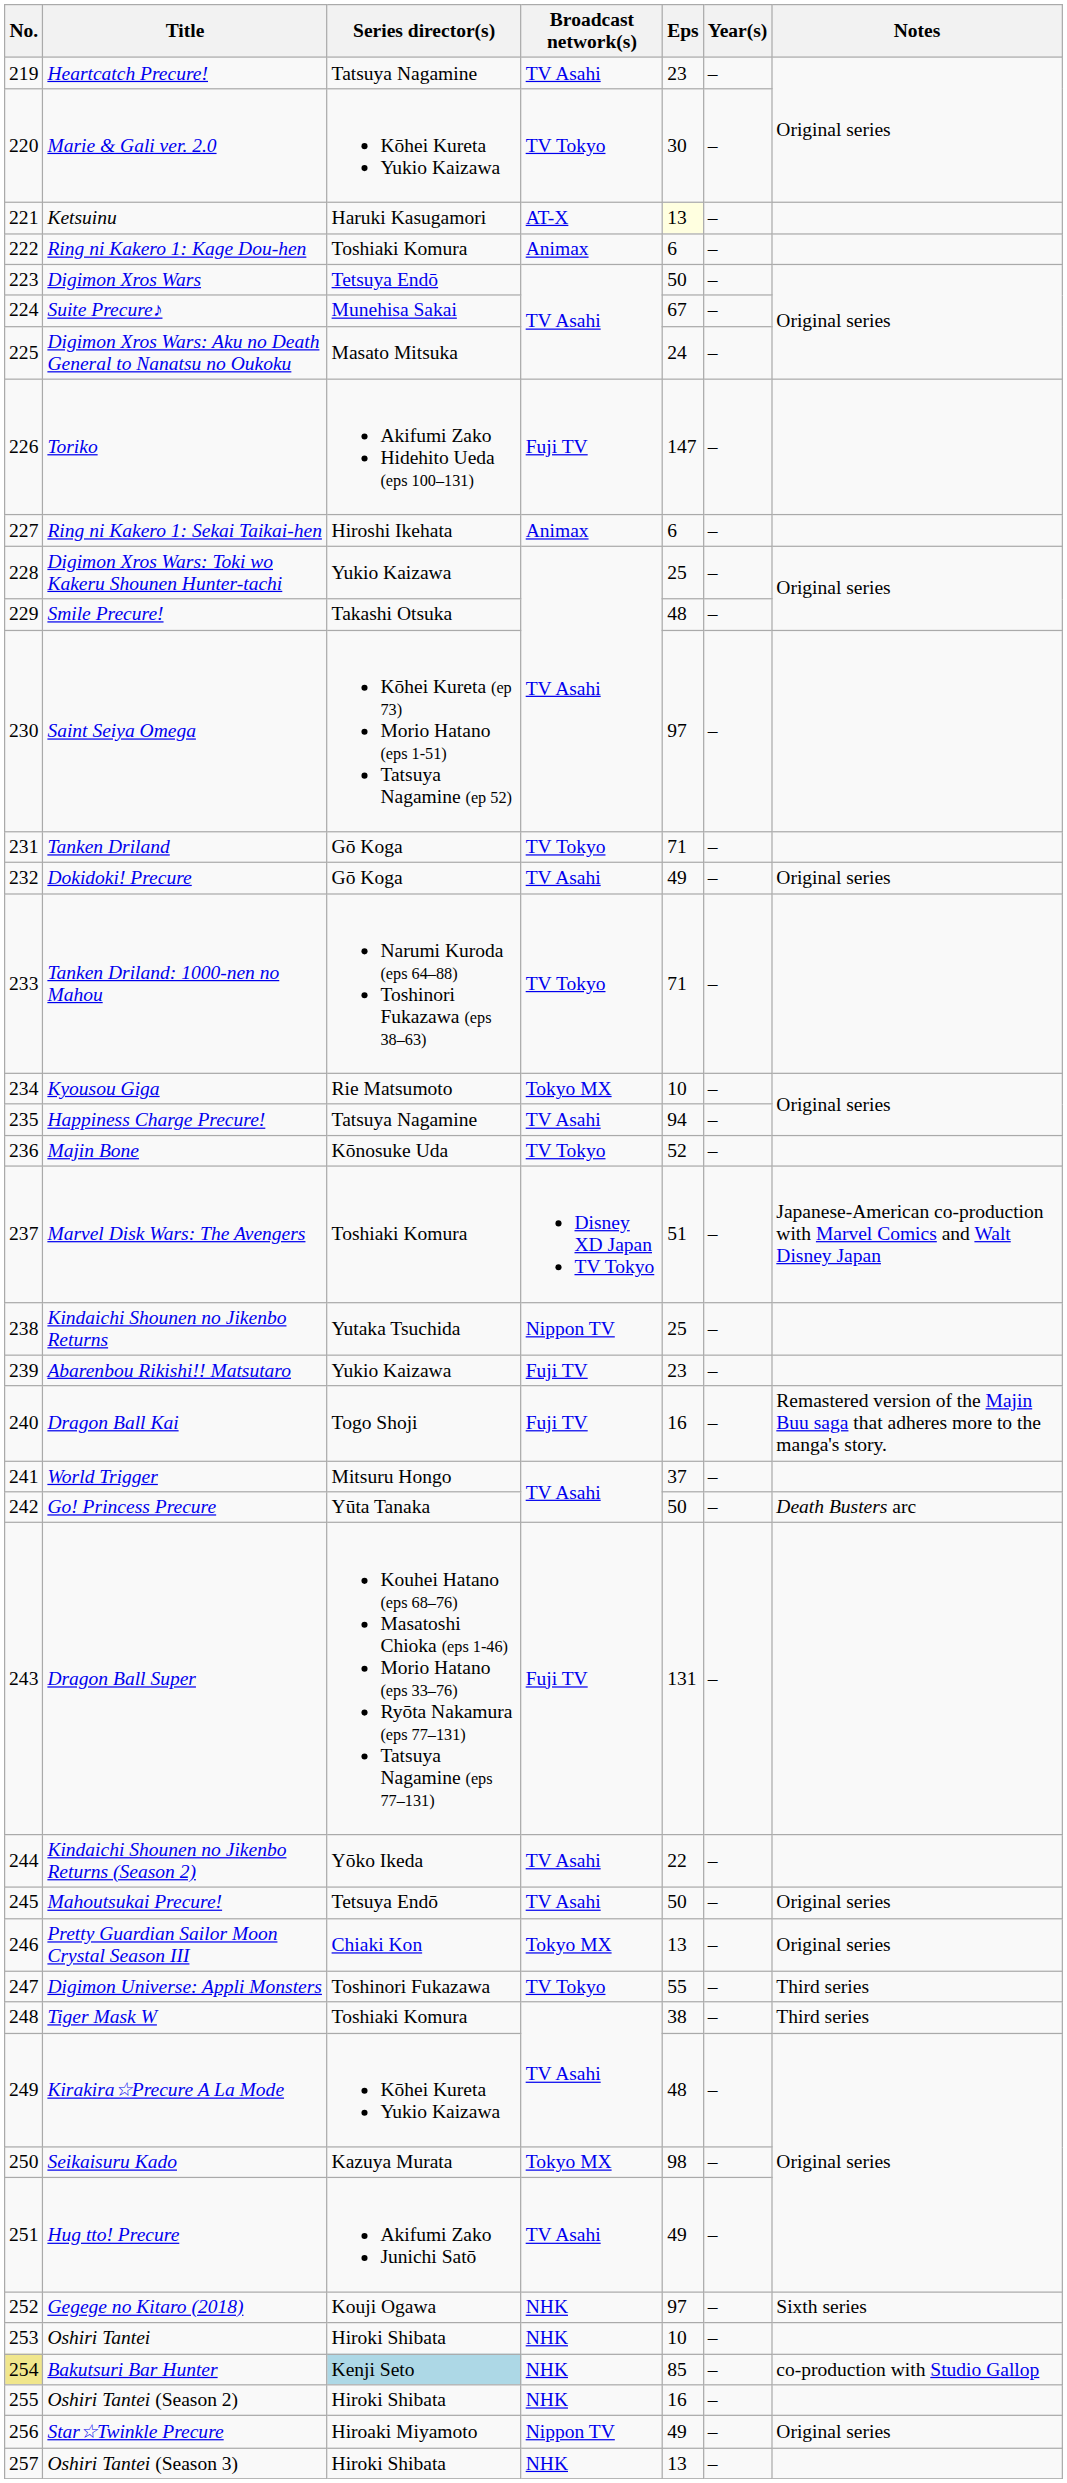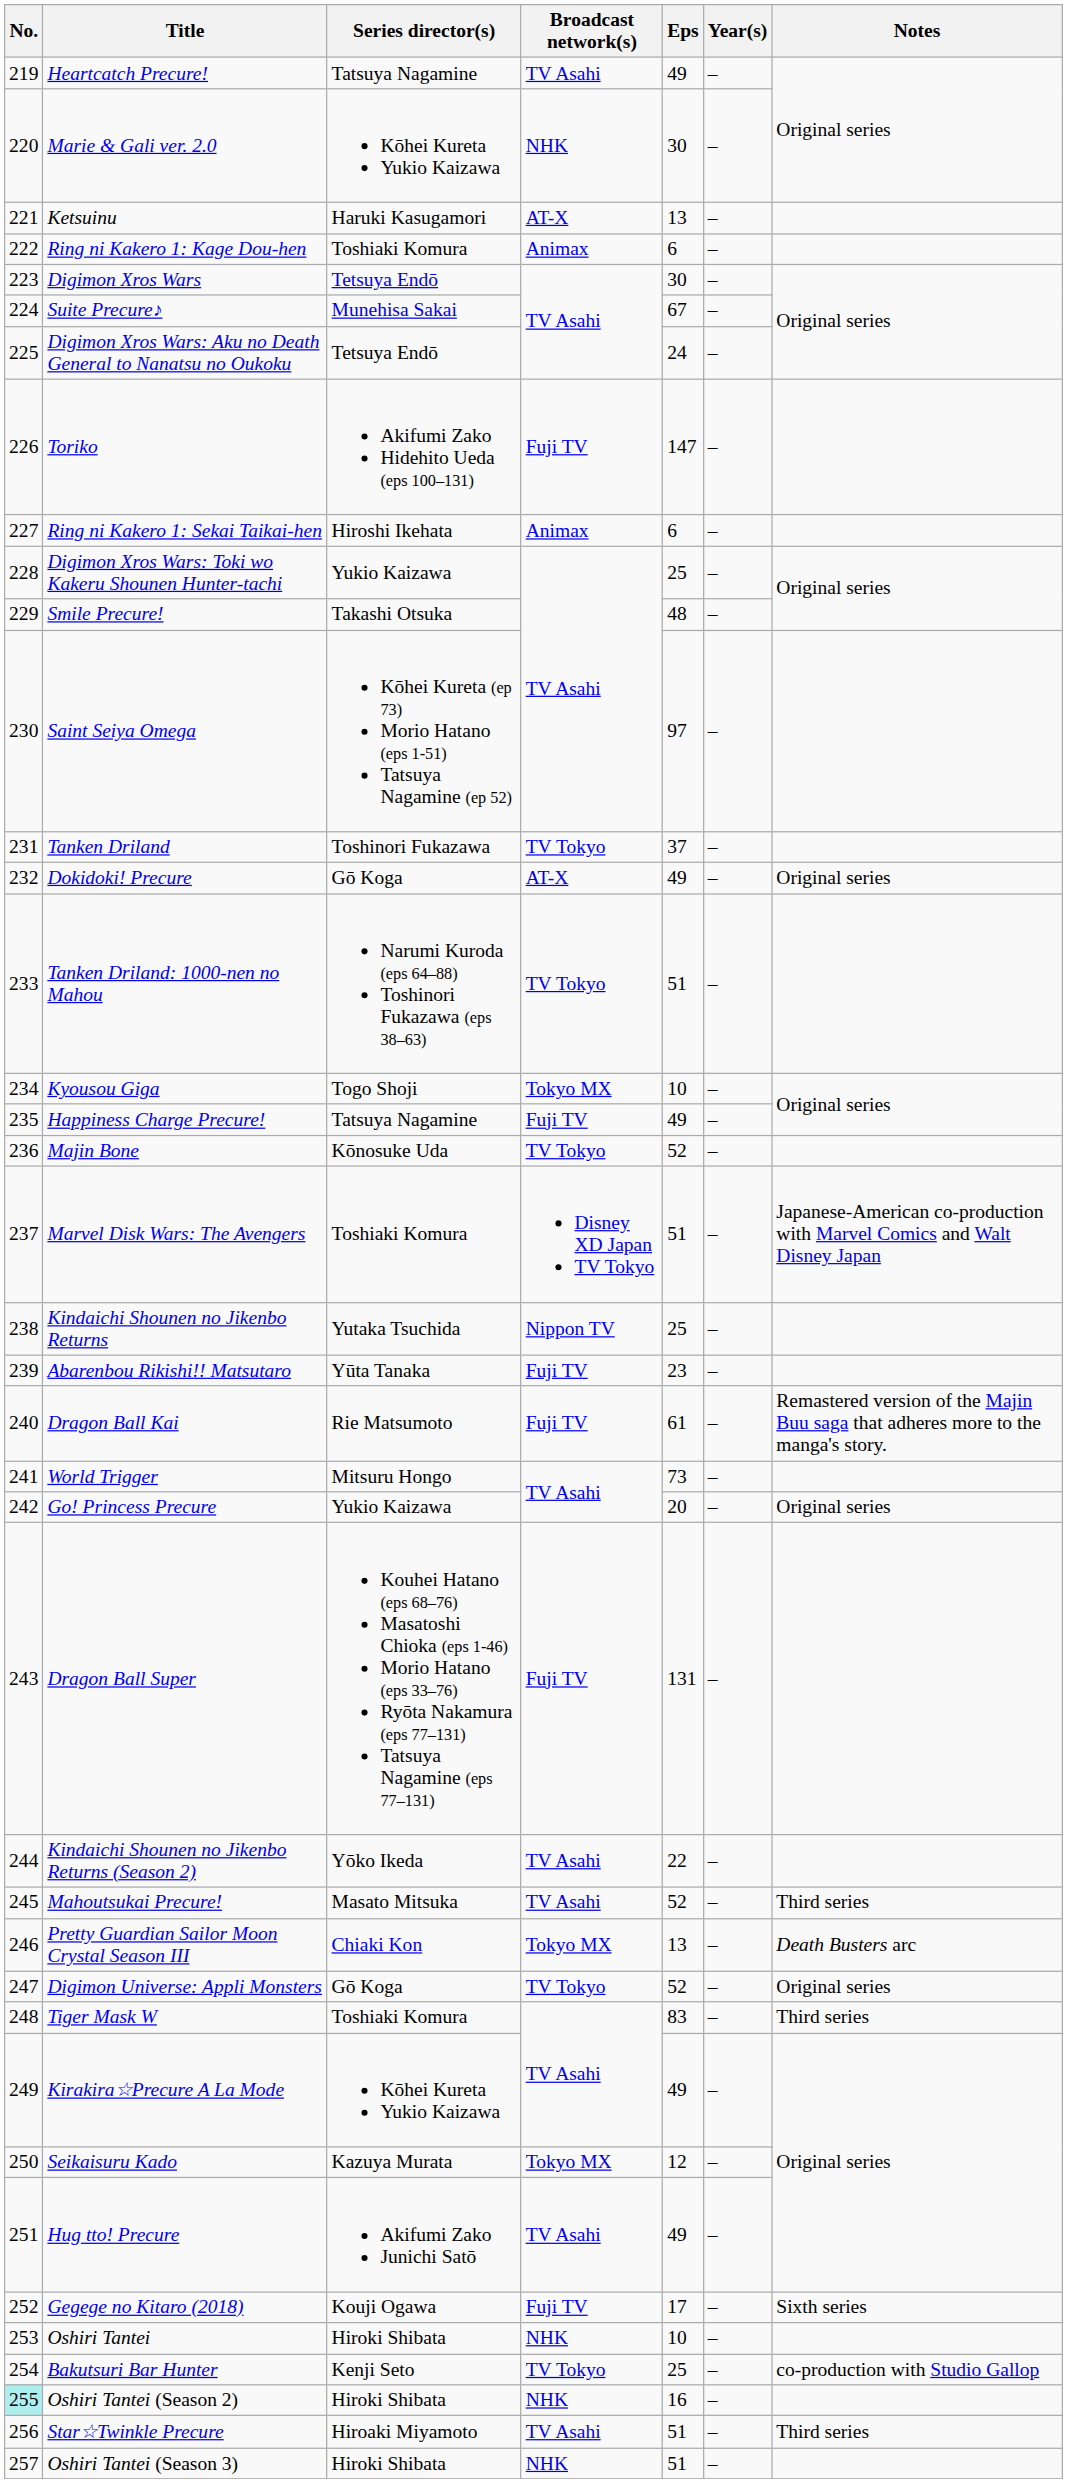(677, 72) 23 -> (677, 72) 49
(566, 145) TV Tokyo -> (547, 145) NHK
(677, 217) lightyellow background -> (677, 217) no background
(677, 279) 50 -> (677, 279) 30
(395, 352) Masato Mitsuka -> (385, 352) Tetsuya Endō
(367, 846) Gō Koga -> (411, 846) Toshinori Fukazawa
(677, 846) 71 -> (677, 846) 37
(563, 877) TV Asahi -> (547, 877) AT-X
(677, 983) 71 -> (677, 983) 51
(392, 1088) Rie Matsumoto -> (375, 1088) Togo Shoji
(563, 1119) TV Asahi -> (557, 1119) Fuji TV
(677, 1119) 94 -> (677, 1119) 49
(391, 1370) Yukio Kaizawa -> (381, 1370) Yūta Tanaka
(375, 1423) Togo Shoji -> (392, 1423) Rie Matsumoto
(677, 1423) 16 -> (677, 1423) 61
(677, 1476) 37 -> (677, 1476) 73
(381, 1507) Yūta Tanaka -> (391, 1507) Yukio Kaizawa
(677, 1507) 50 -> (677, 1507) 20
(846, 1507) Death Busters arc -> (834, 1507) Original series
(385, 1902) Tetsuya Endō -> (395, 1902) Masato Mitsuka
(677, 1902) 50 -> (677, 1902) 52
(834, 1902) Original series -> (823, 1902) Third series
(834, 1944) Original series -> (846, 1944) Death Busters arc
(411, 1986) Toshinori Fukazawa -> (367, 1986) Gō Koga
(677, 1986) 55 -> (677, 1986) 52
(823, 1986) Third series -> (834, 1986) Original series
(677, 2017) 38 -> (677, 2017) 83
(677, 2089) 48 -> (677, 2089) 49
(677, 2162) 98 -> (677, 2162) 12
(547, 2307) NHK -> (557, 2307) Fuji TV
(677, 2307) 97 -> (677, 2307) 17
(24, 2369) khaki background -> (24, 2369) no background
(373, 2369) lightblue background -> (373, 2369) no background
(547, 2369) NHK -> (566, 2369) TV Tokyo
(677, 2369) 85 -> (677, 2369) 25
(24, 2400) no background -> (24, 2400) paleturquoise background
(570, 2431) Nippon TV -> (563, 2431) TV Asahi
(677, 2431) 49 -> (677, 2431) 51
(834, 2431) Original series -> (823, 2431) Third series
(677, 2463) 13 -> (677, 2463) 51
